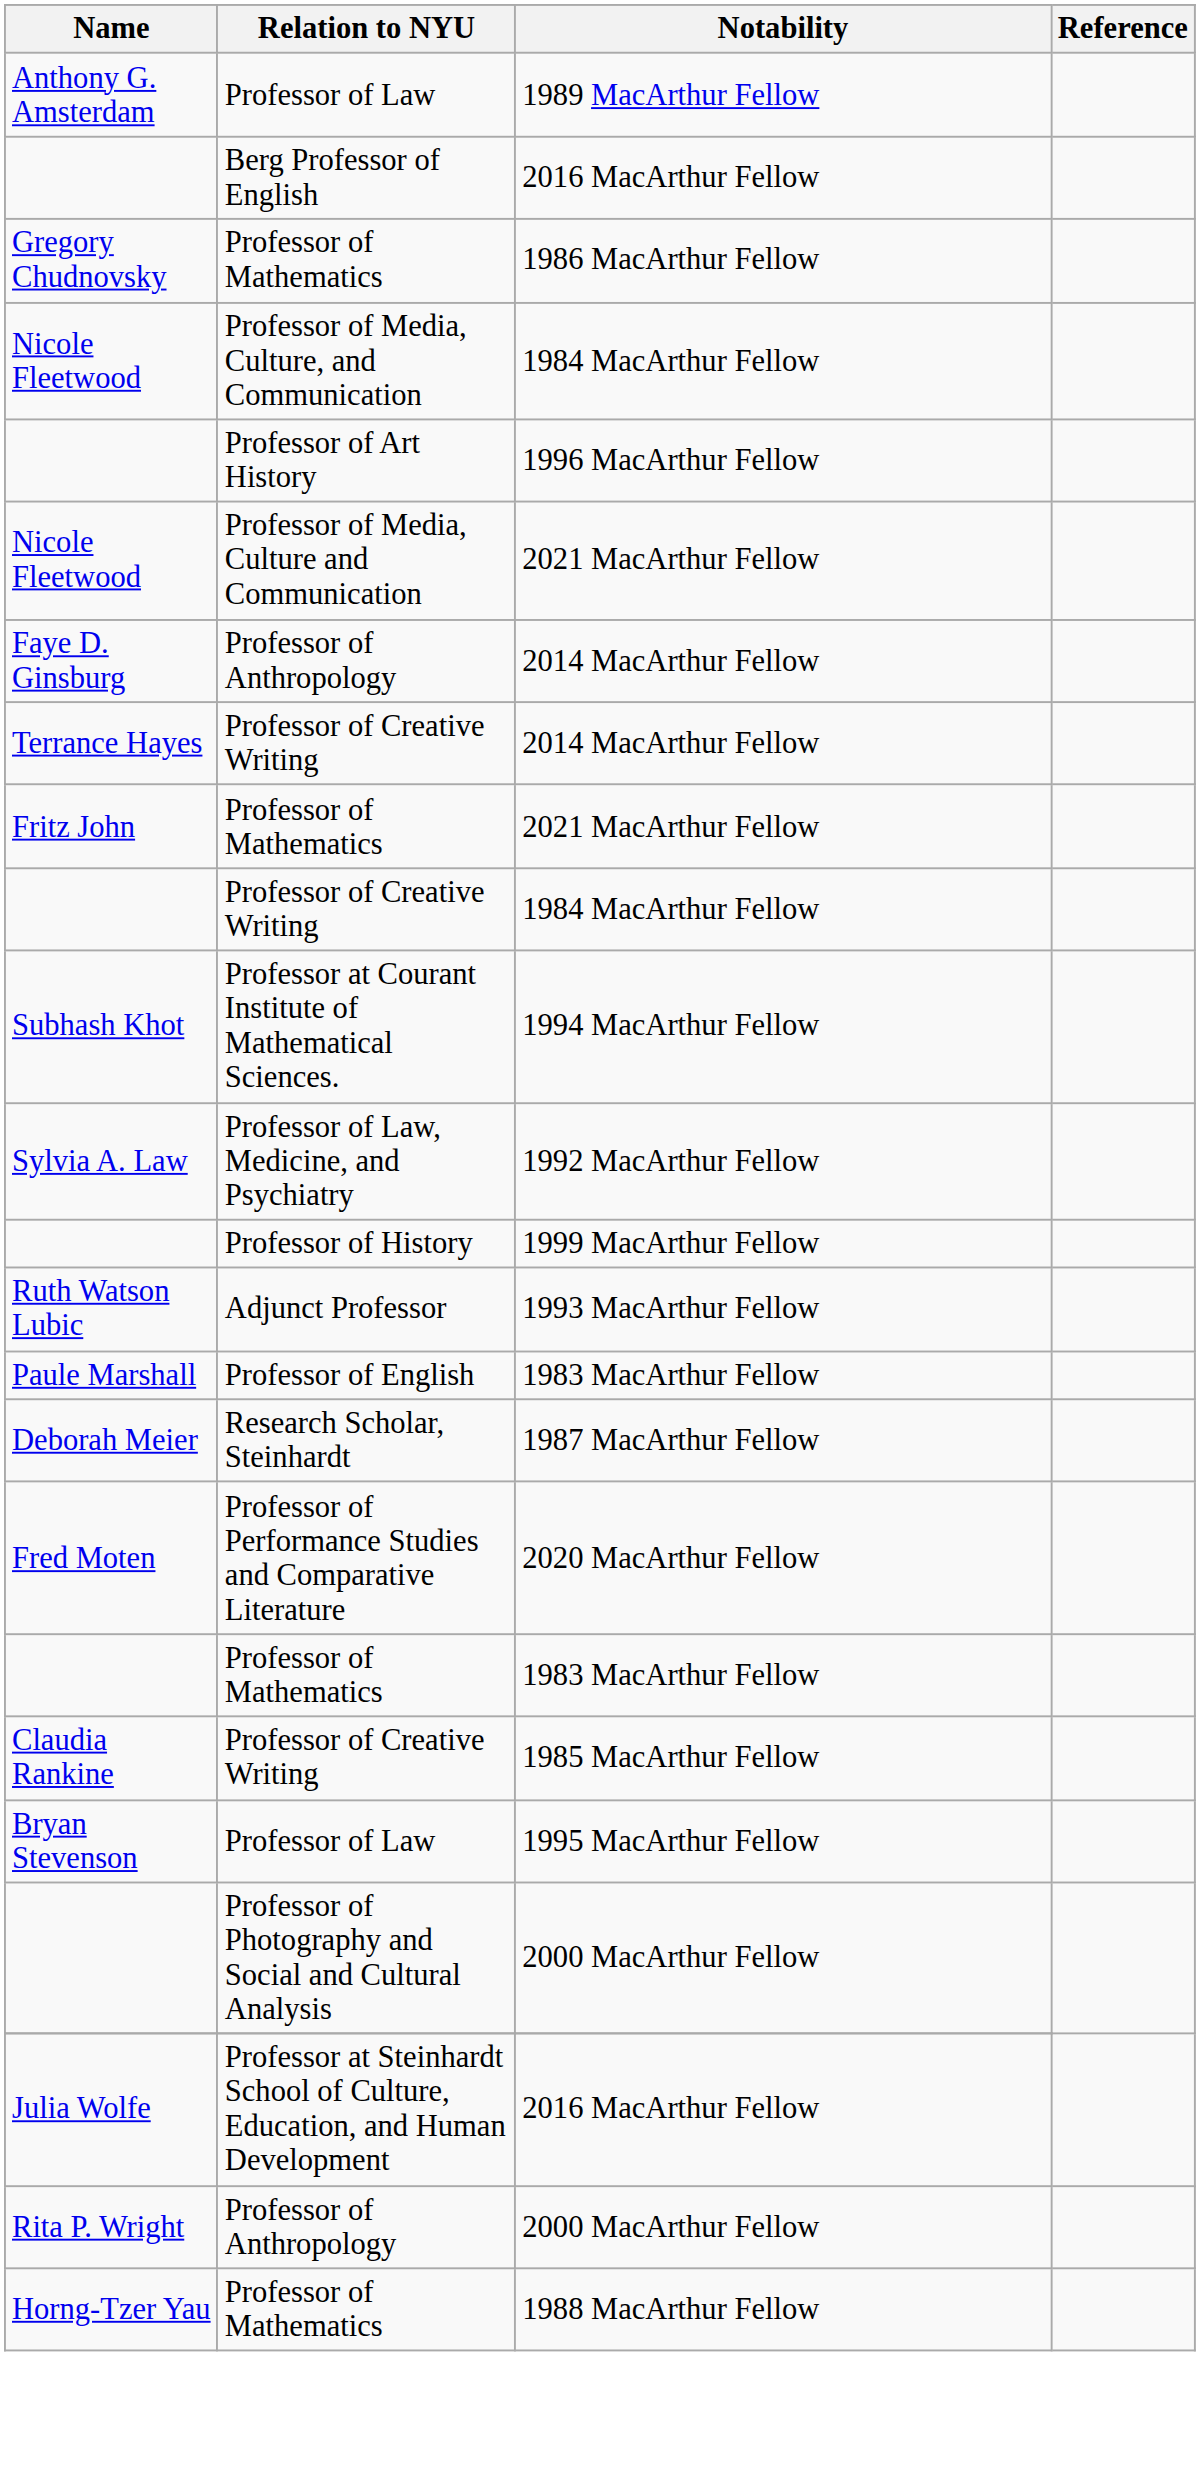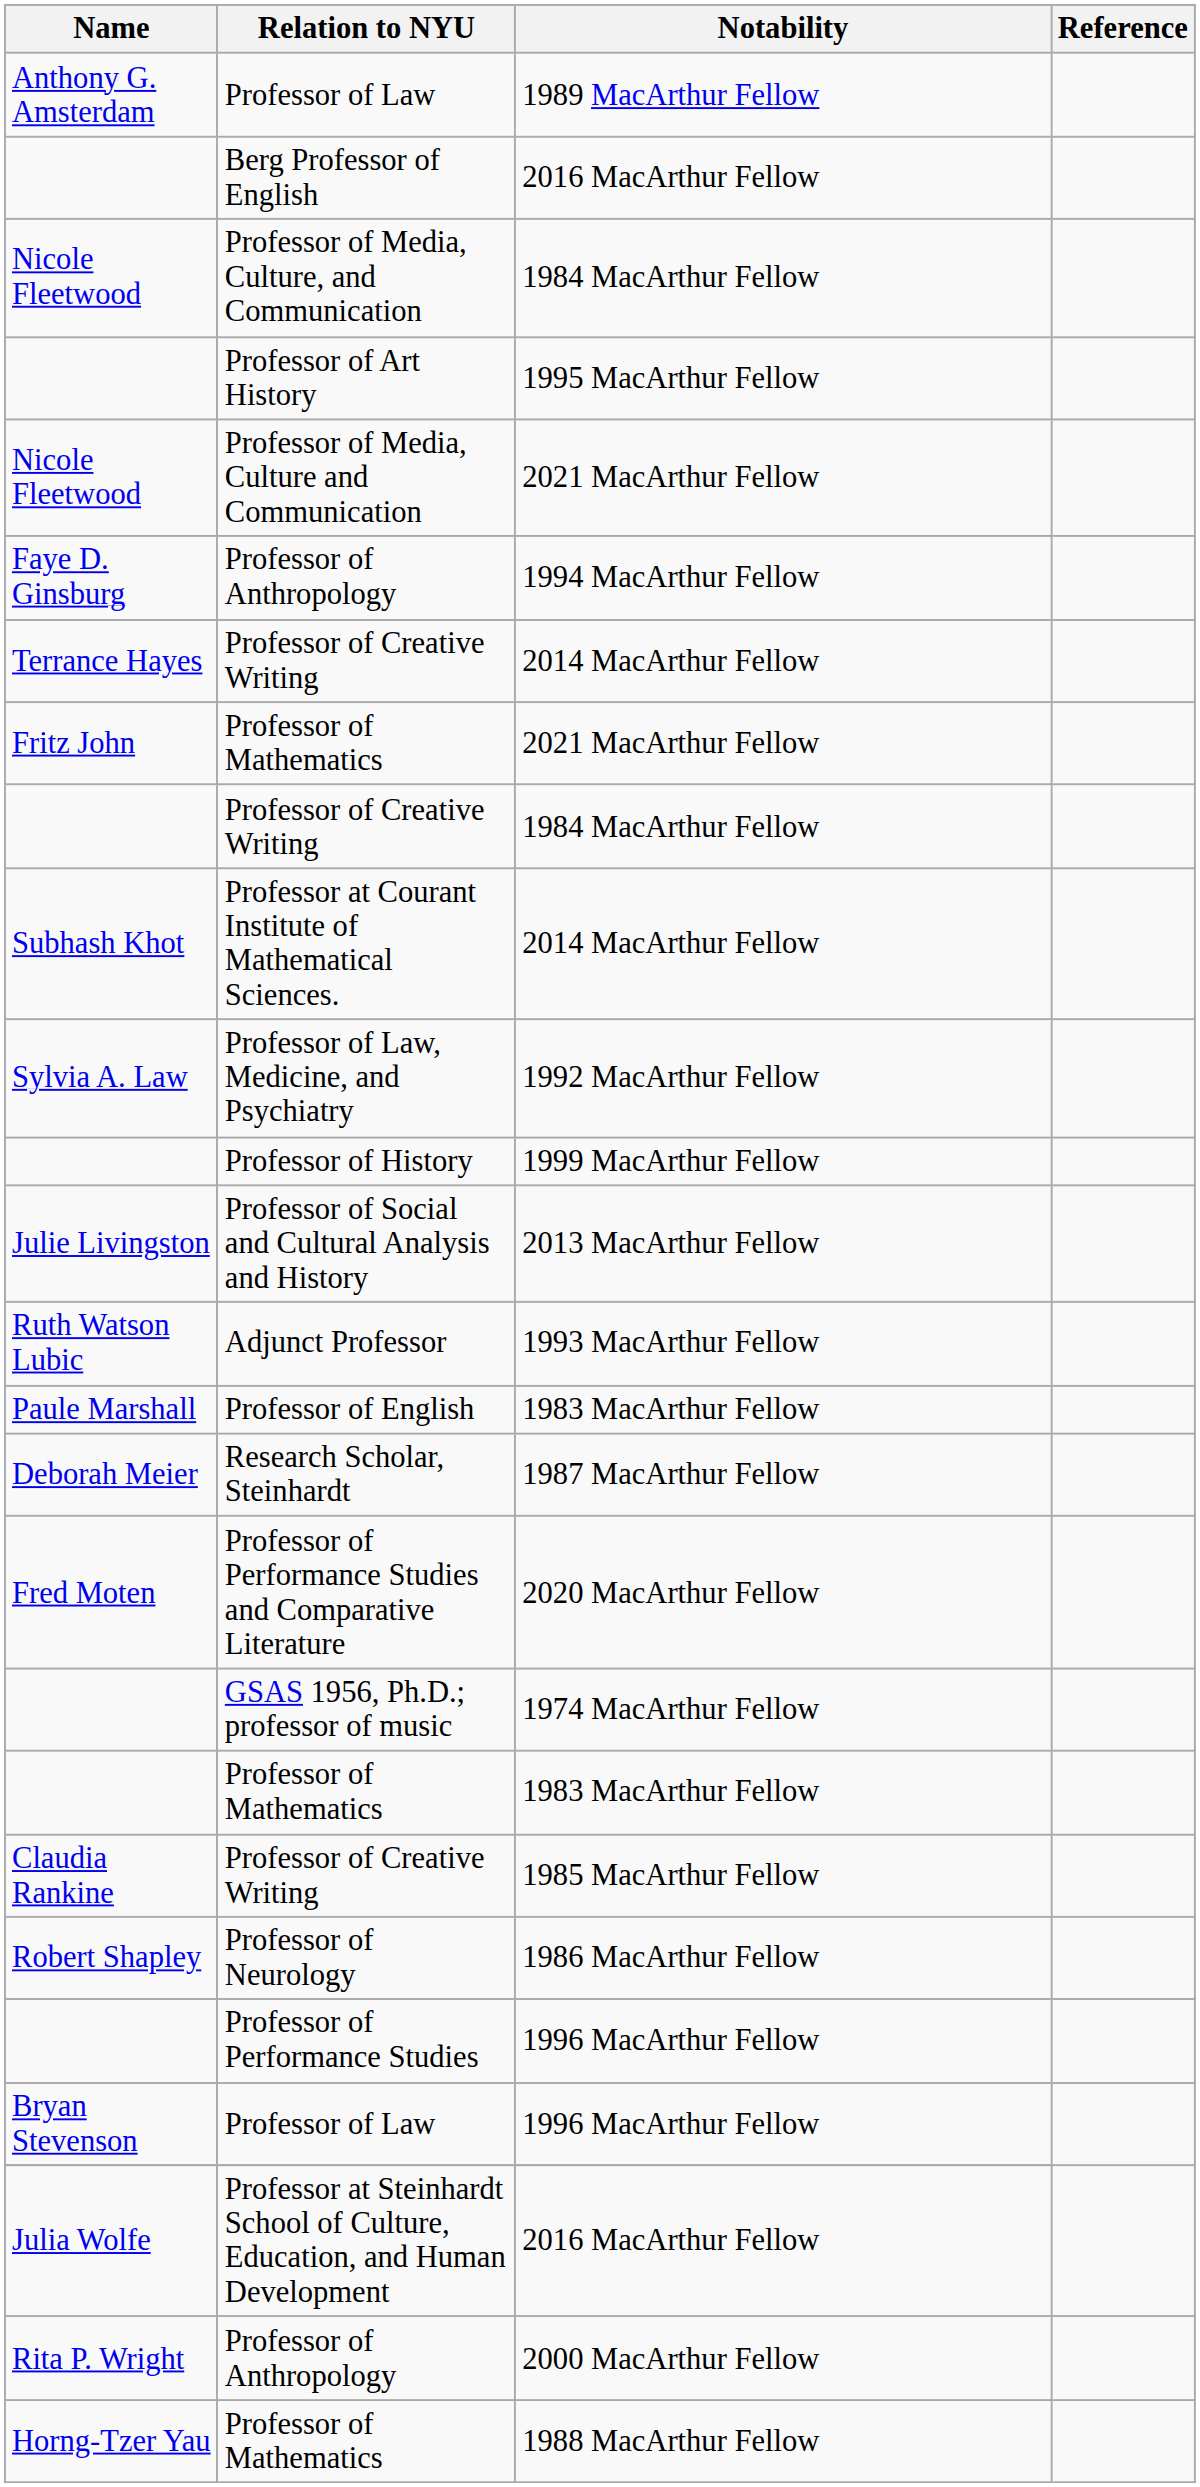- row: (89, 260)
(671, 460) 1996 MacArthur Fellow -> (671, 377) 1995 MacArthur Fellow
(671, 660) 2014 MacArthur Fellow -> (671, 577) 1994 MacArthur Fellow
(671, 1025) 1994 MacArthur Fellow -> (671, 943) 2014 MacArthur Fellow
+ row: (111, 1243)
+ row: (111, 1710)
+ row: (107, 1957)
+ row: (111, 2041)
(671, 1840) 1995 MacArthur Fellow -> (671, 2123) 1996 MacArthur Fellow
- row: (111, 1958)
